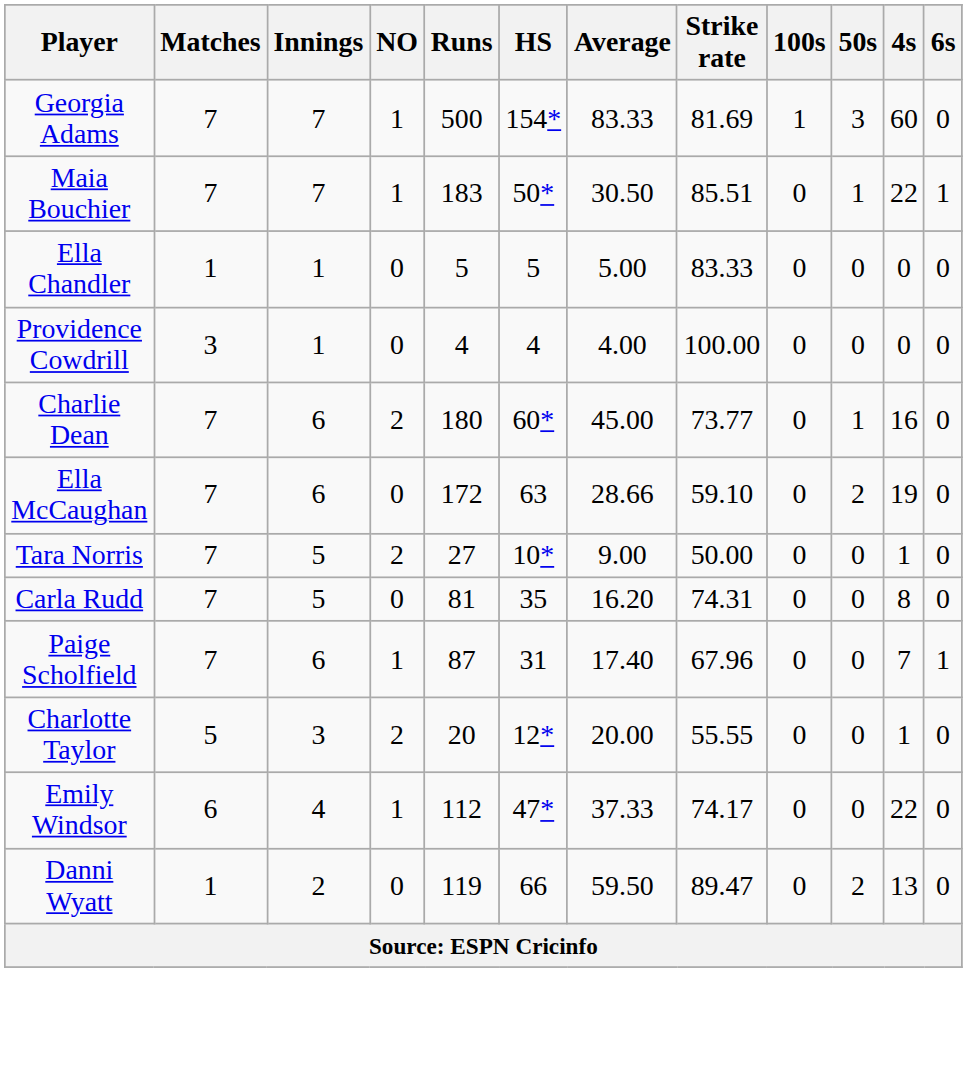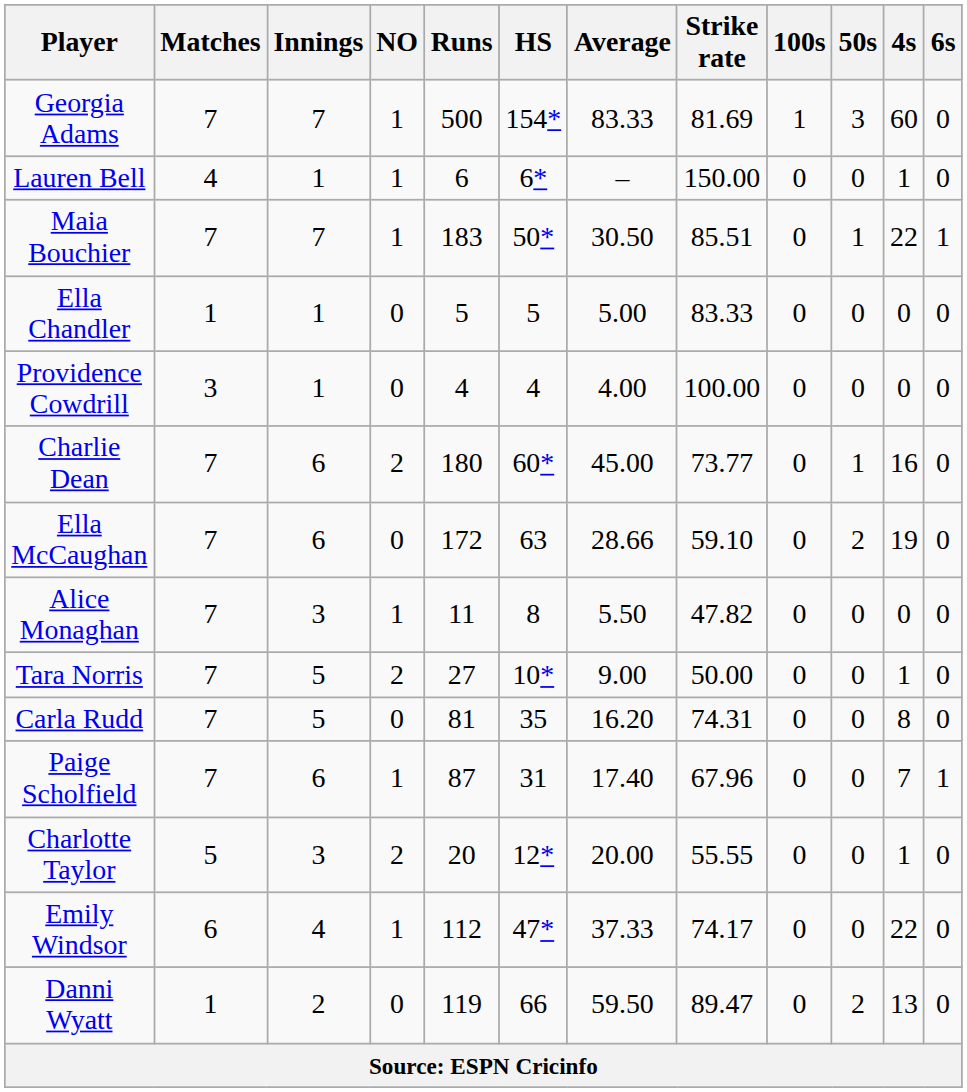+ row: (79, 177)
+ row: (79, 614)
